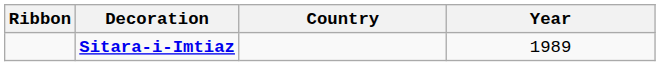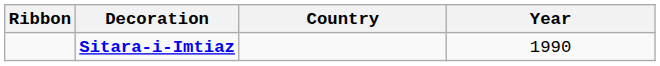(551, 47) 1989 -> (551, 47) 1990
